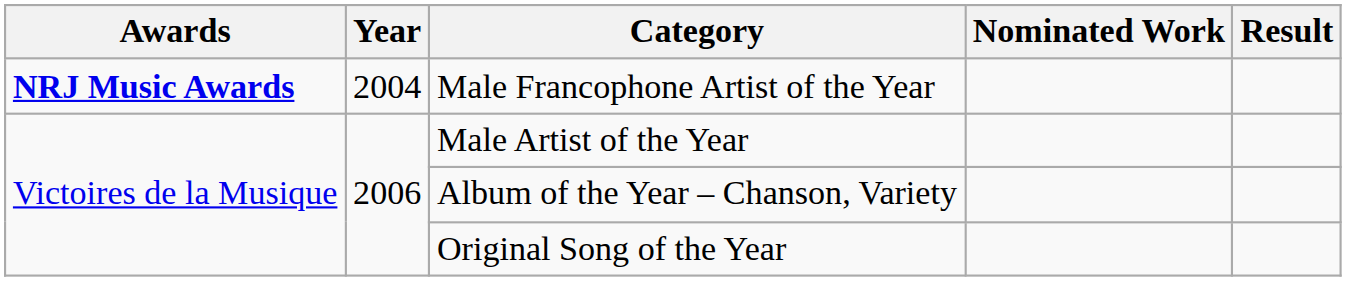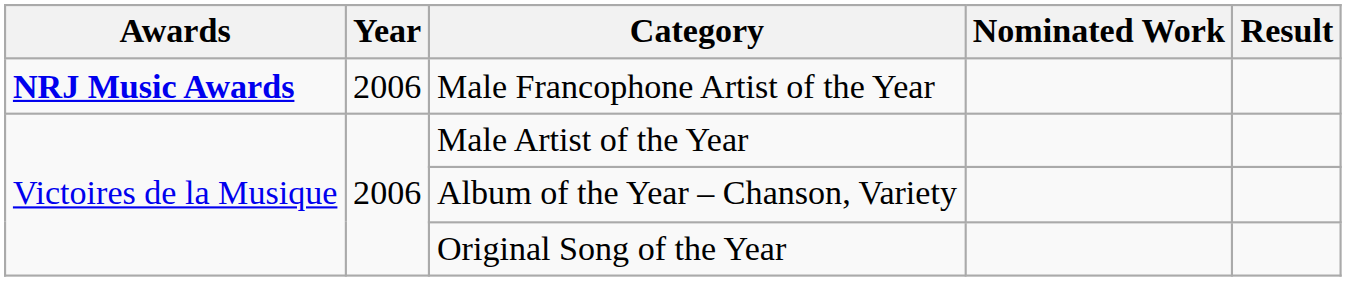(387, 85) 2004 -> (387, 85) 2006
